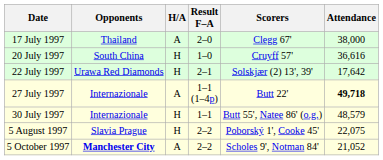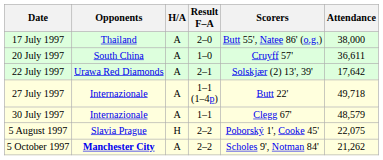(272, 39) Clegg 67' -> (272, 39) Butt 55', Natee 86' (o.g.)
(177, 55) H -> (177, 55) A
(351, 55) 36,616 -> (351, 55) 36,611
(177, 71) H -> (177, 71) A
(351, 93) bold -> (351, 93) normal
(177, 115) H -> (177, 115) A
(272, 115) Butt 55', Natee 86' (o.g.) -> (272, 115) Clegg 67'
(351, 147) 21,052 -> (351, 147) 21,262
